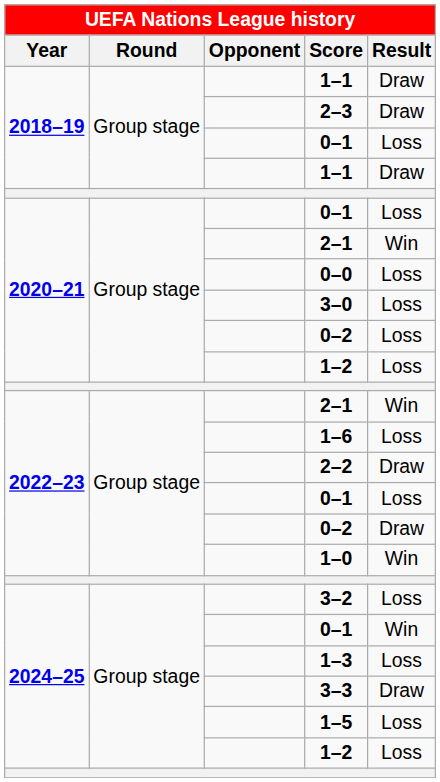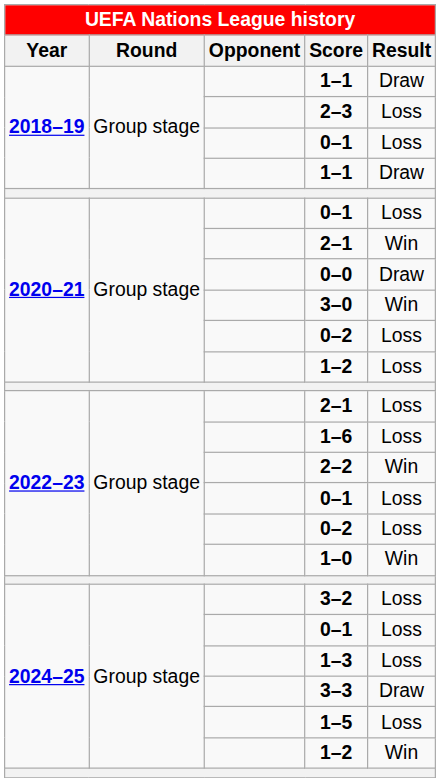(402, 111) Draw -> (401, 111) Loss
(401, 274) Loss -> (402, 274) Draw
(401, 305) Loss -> (402, 305) Win
(402, 406) Win -> (401, 406) Loss
(402, 467) Draw -> (402, 467) Win
(402, 528) Draw -> (401, 528) Loss
(402, 629) Win -> (401, 629) Loss
(401, 752) Loss -> (402, 752) Win
